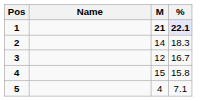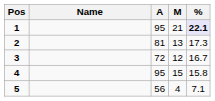+ column: (160, 12)
(160, 28) bold -> (178, 28) normal
(160, 43) 14 -> (178, 43) 13
(180, 43) 18.3 -> (198, 43) 17.3
